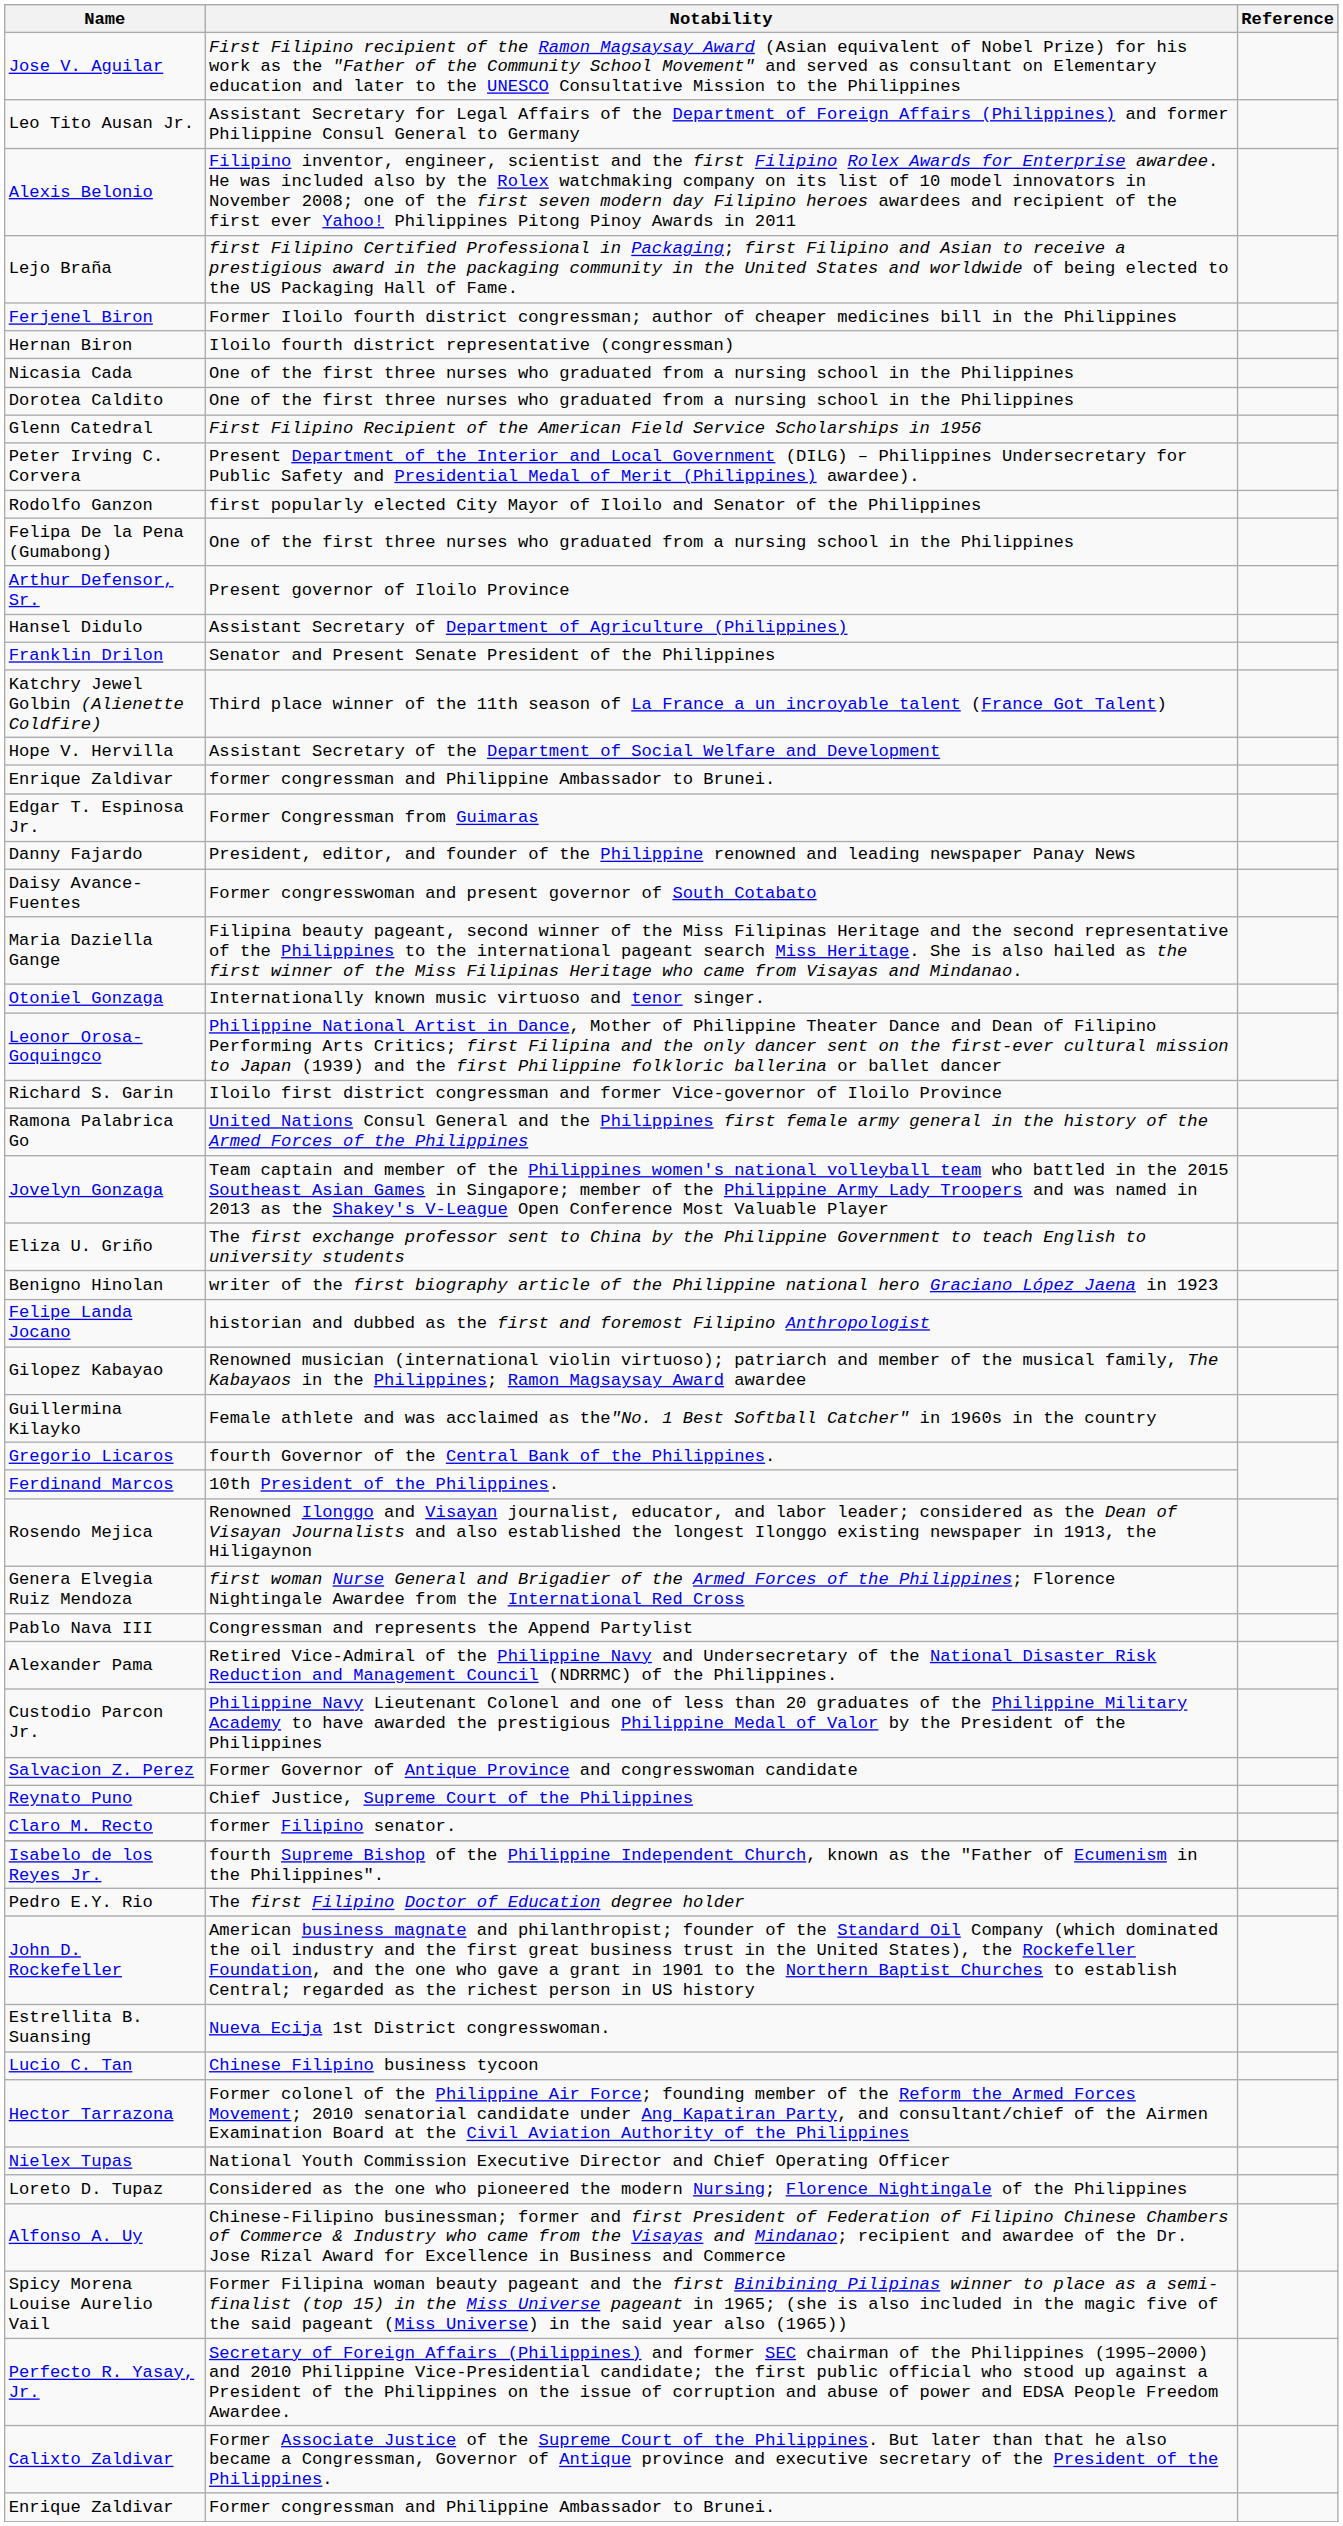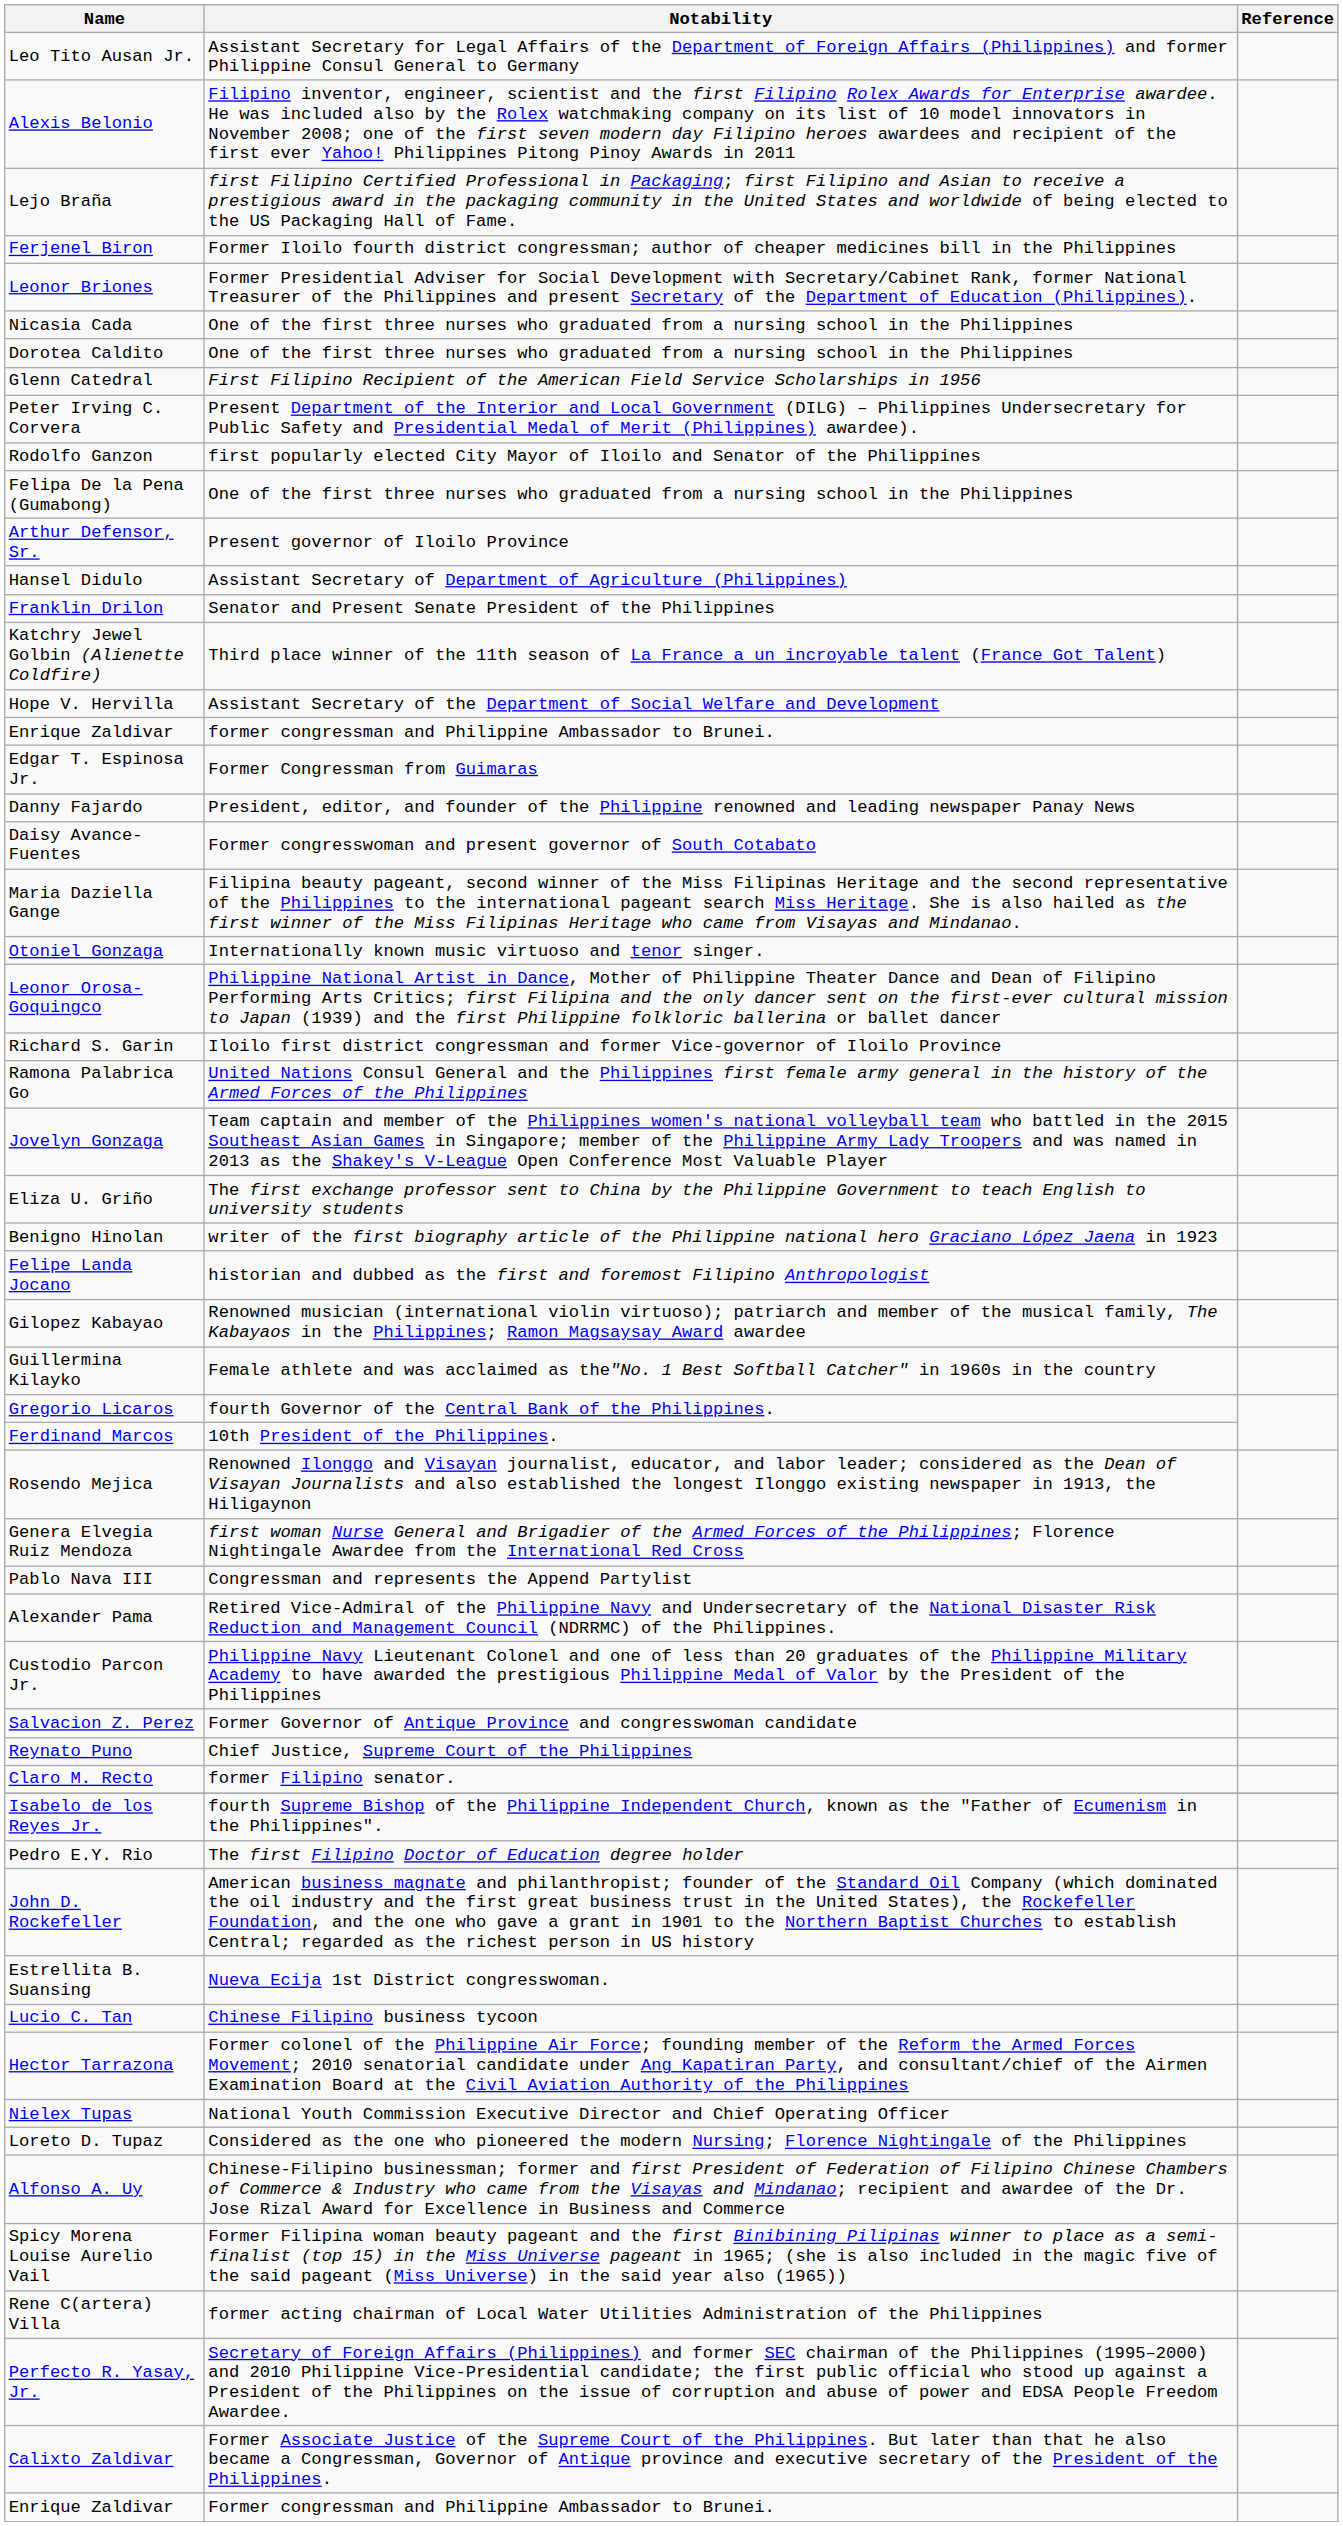- row: (86, 66)
- row: (71, 345)
+ row: (81, 287)
+ row: (81, 2314)
